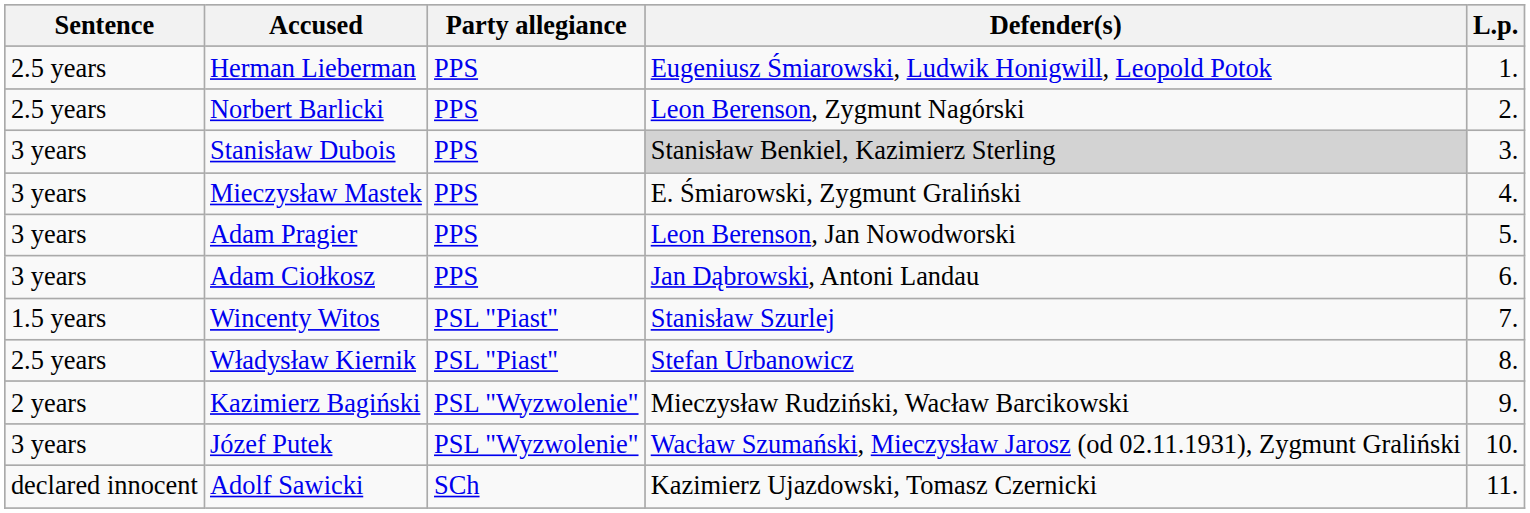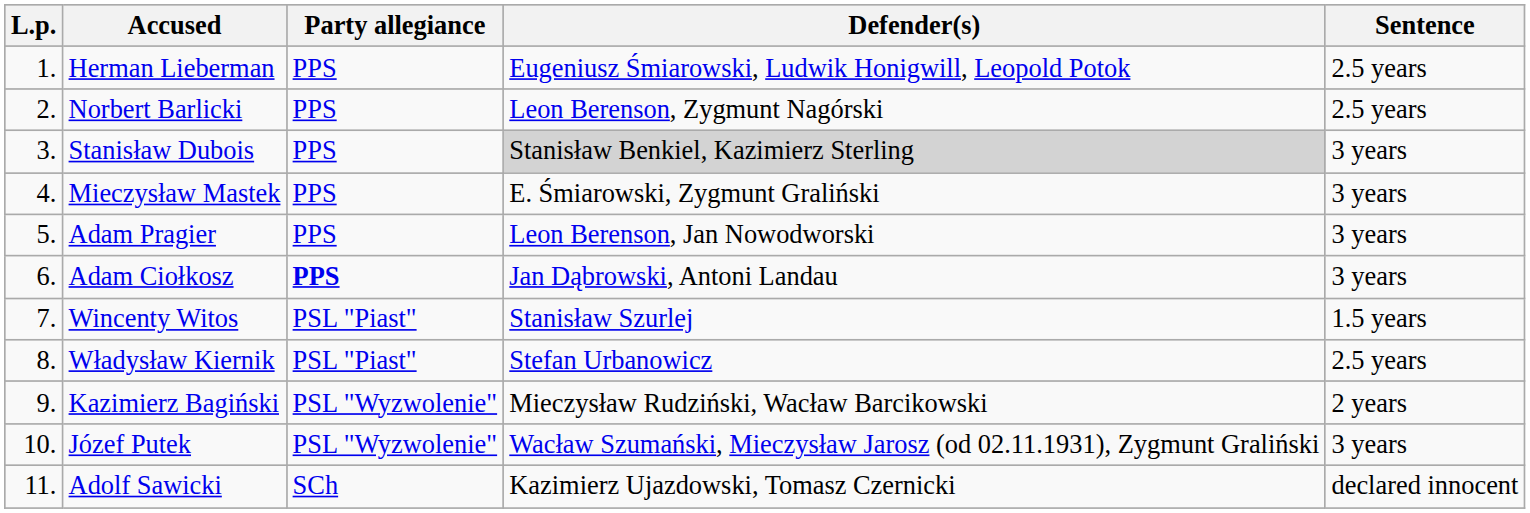columns swapped: (1496, 25) <-> (104, 25)
(456, 276) normal -> (316, 276) bold
